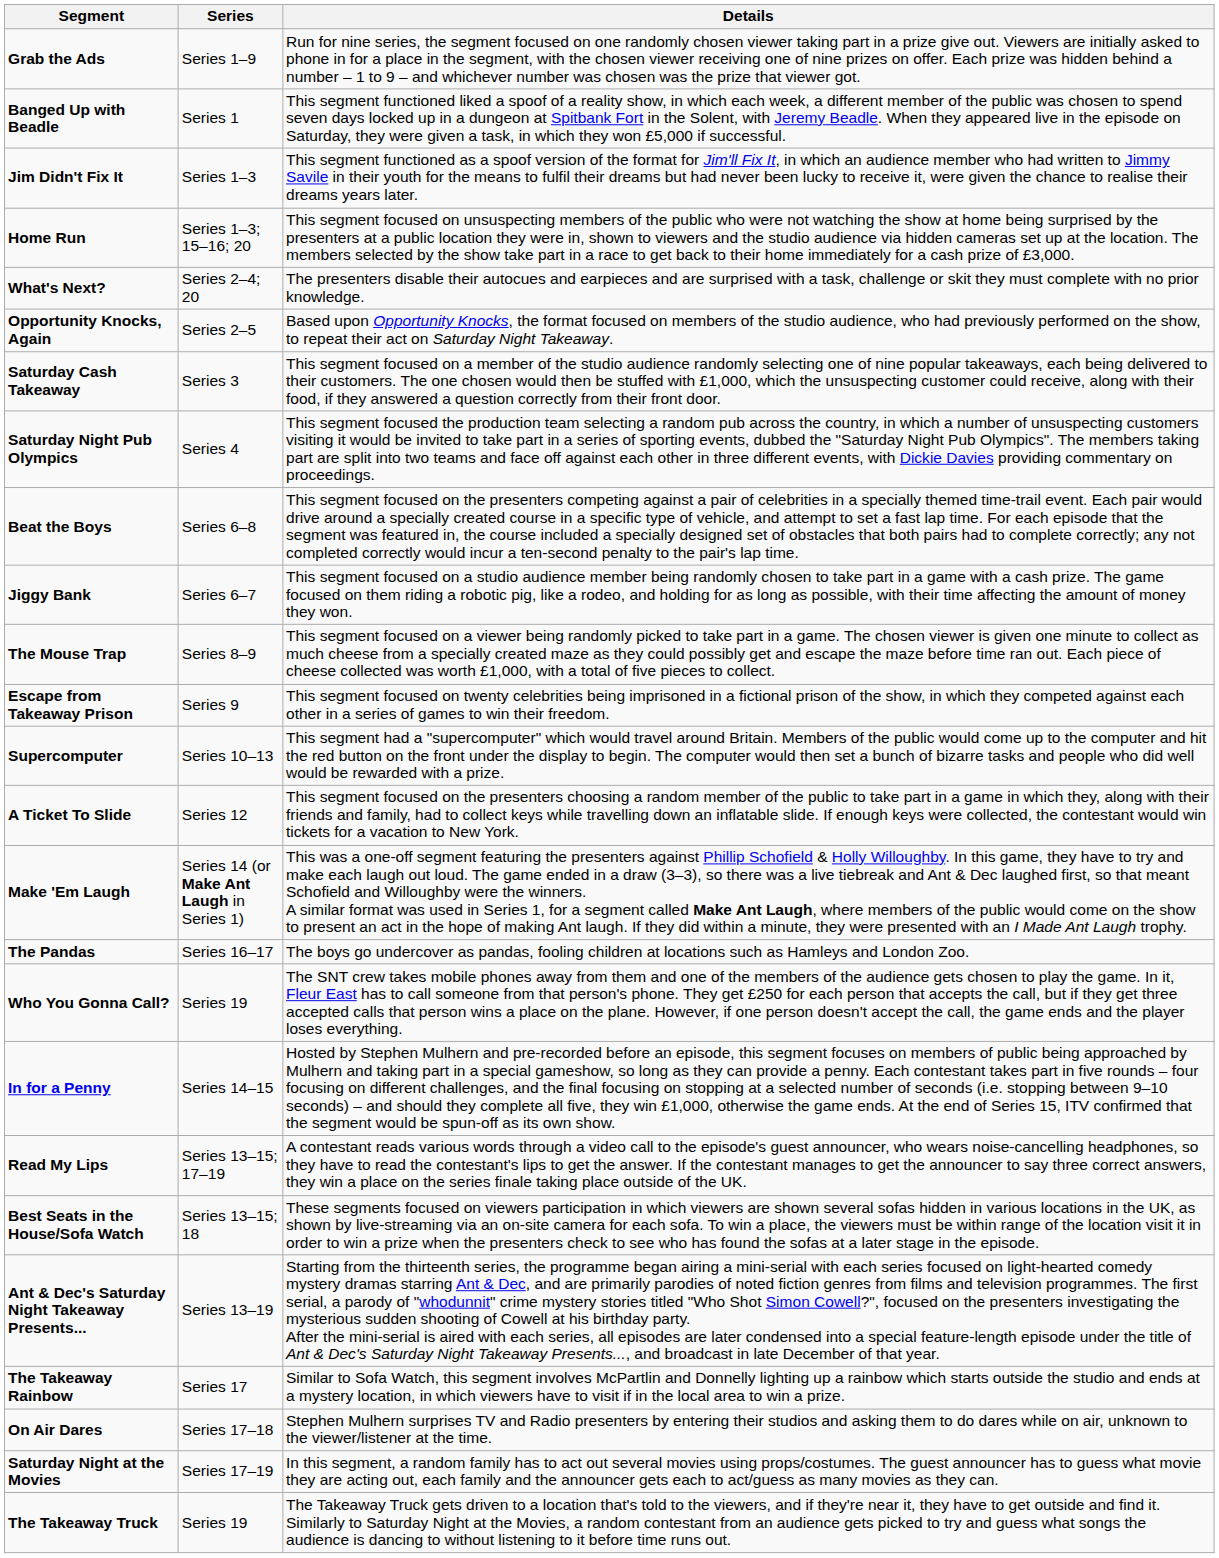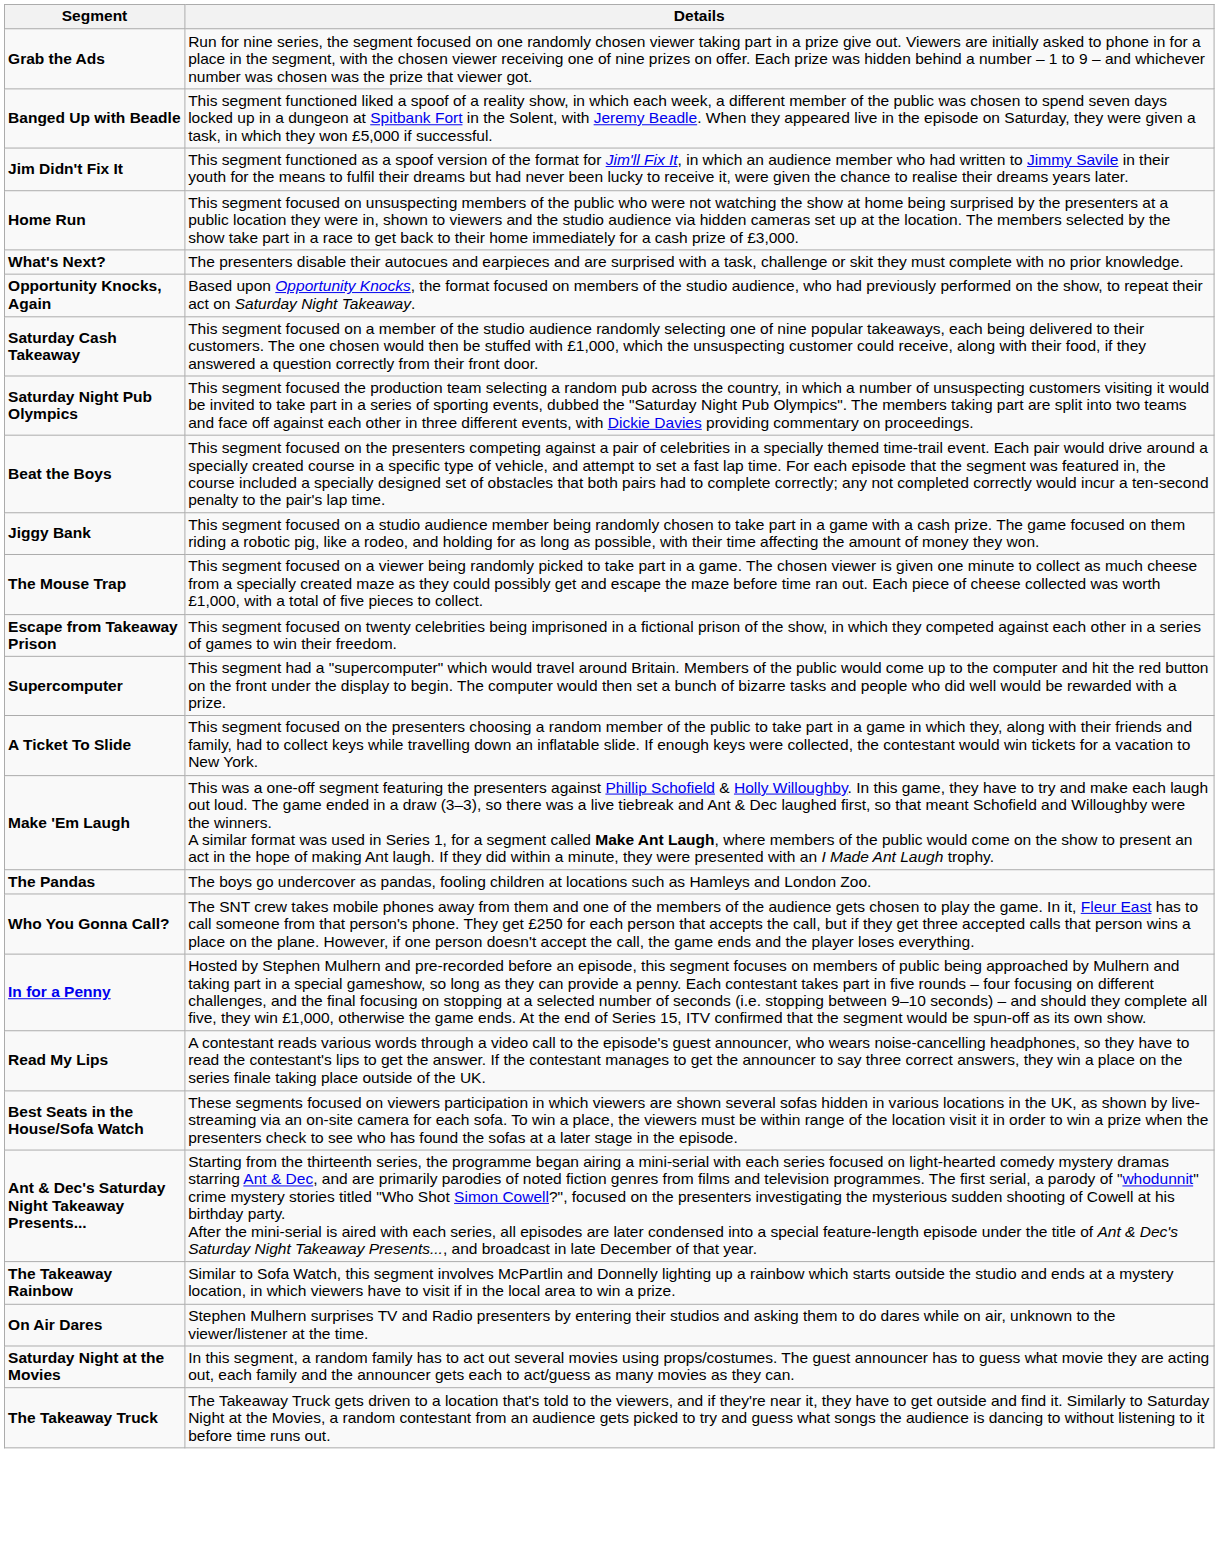- column: (230, 16)
